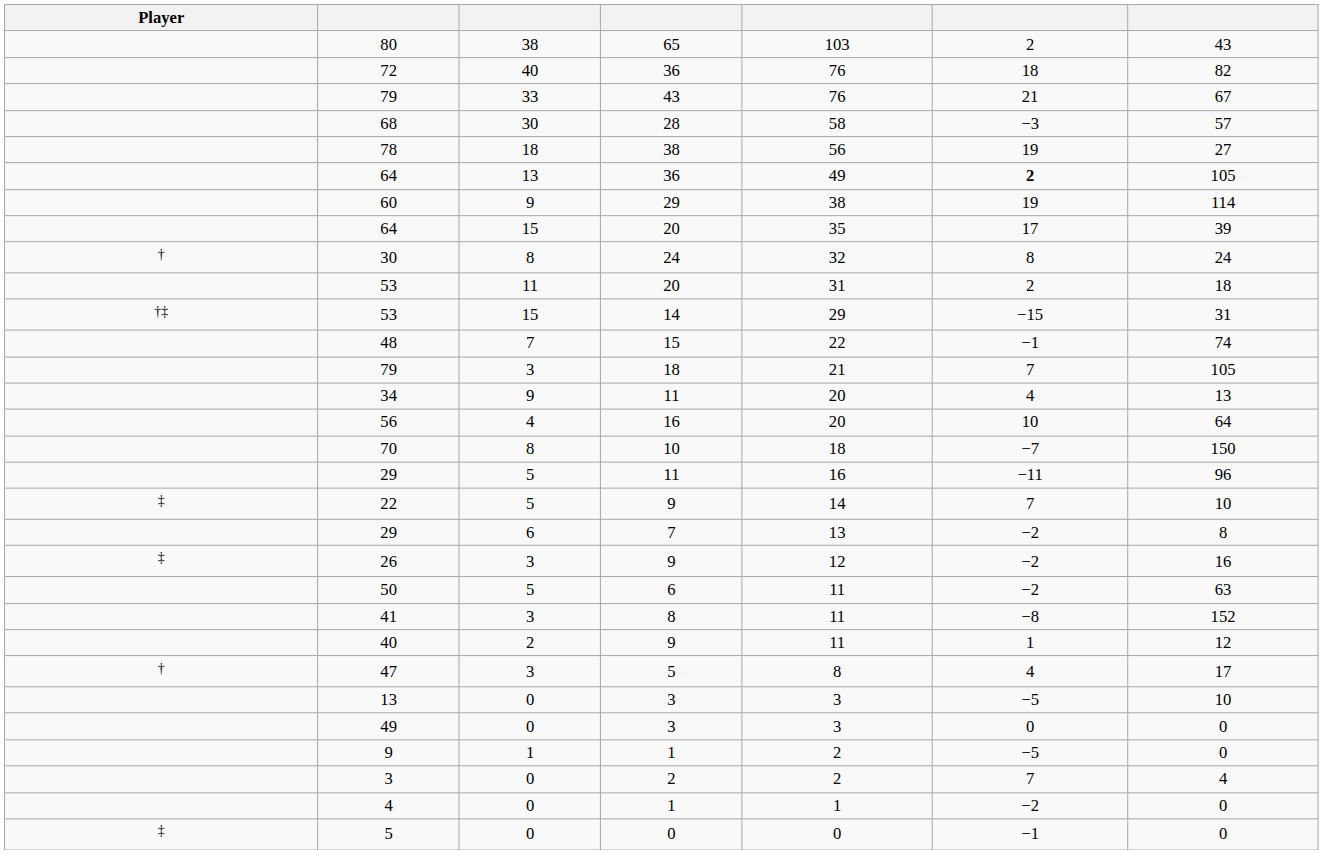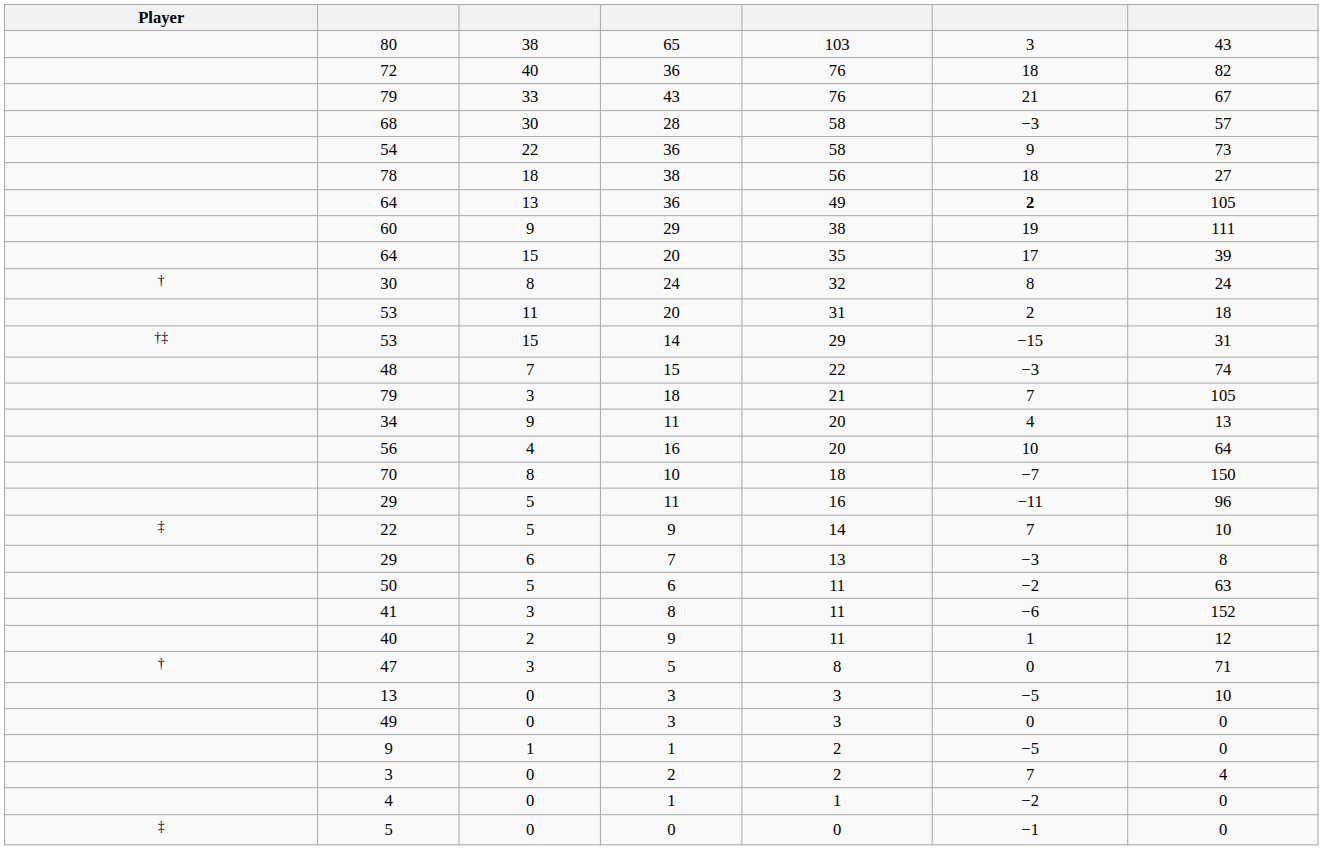(1030, 44) 2 -> (1030, 44) 3
+ row: (389, 149)
(1030, 149) 19 -> (1030, 176) 18
(1223, 202) 114 -> (1223, 228) 111
(1030, 343) −1 -> (1030, 369) −3
(1030, 532) −2 -> (1030, 558) −3
- row: (389, 561)
(1030, 616) −8 -> (1030, 611) −6
(1030, 671) 4 -> (1030, 666) 0
(1223, 671) 17 -> (1223, 666) 71
